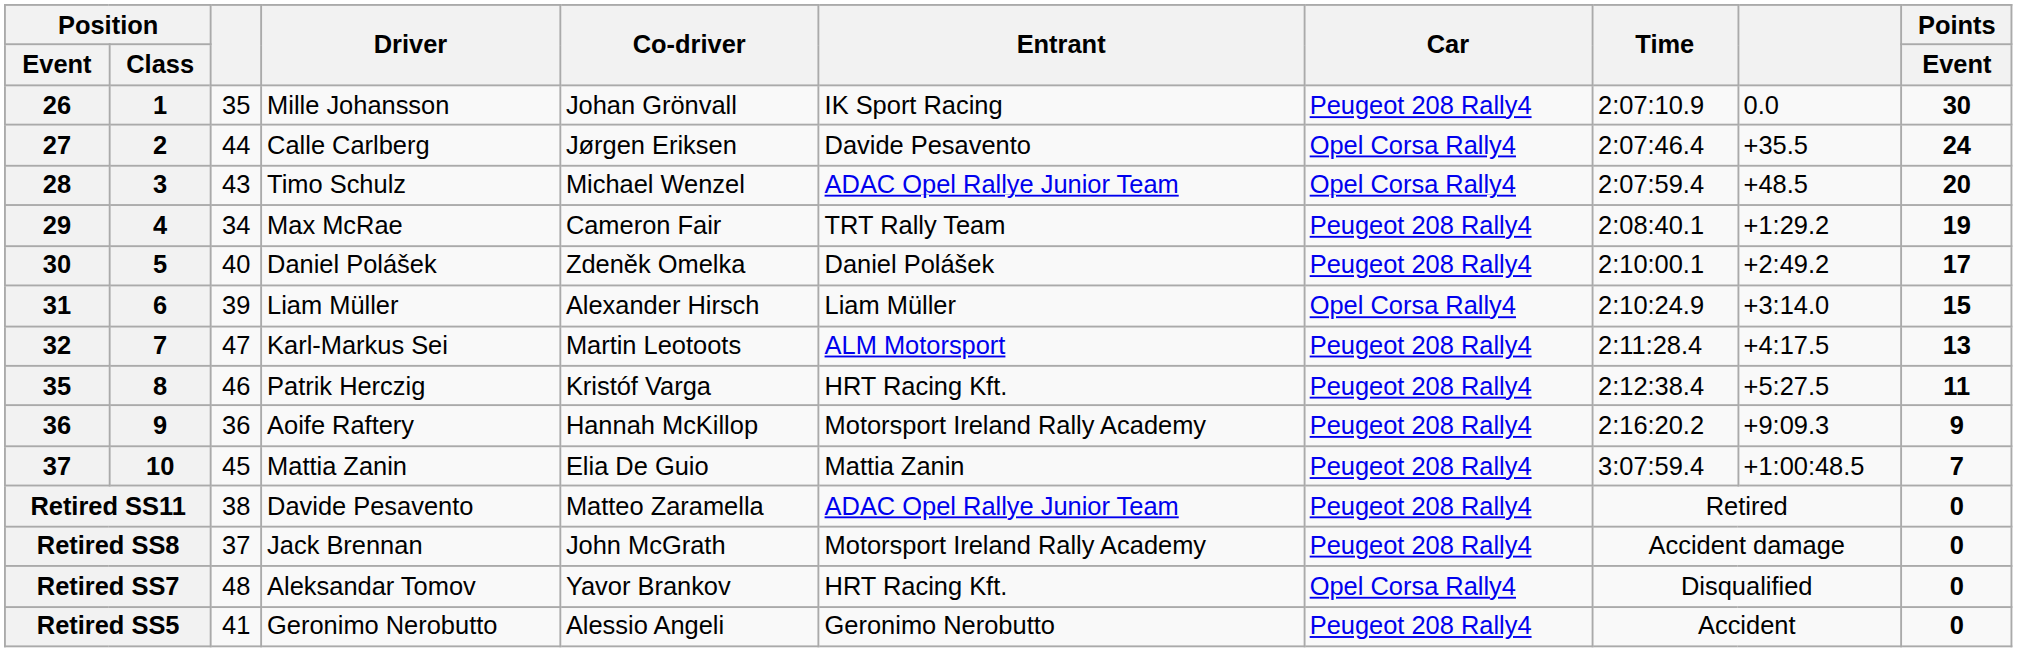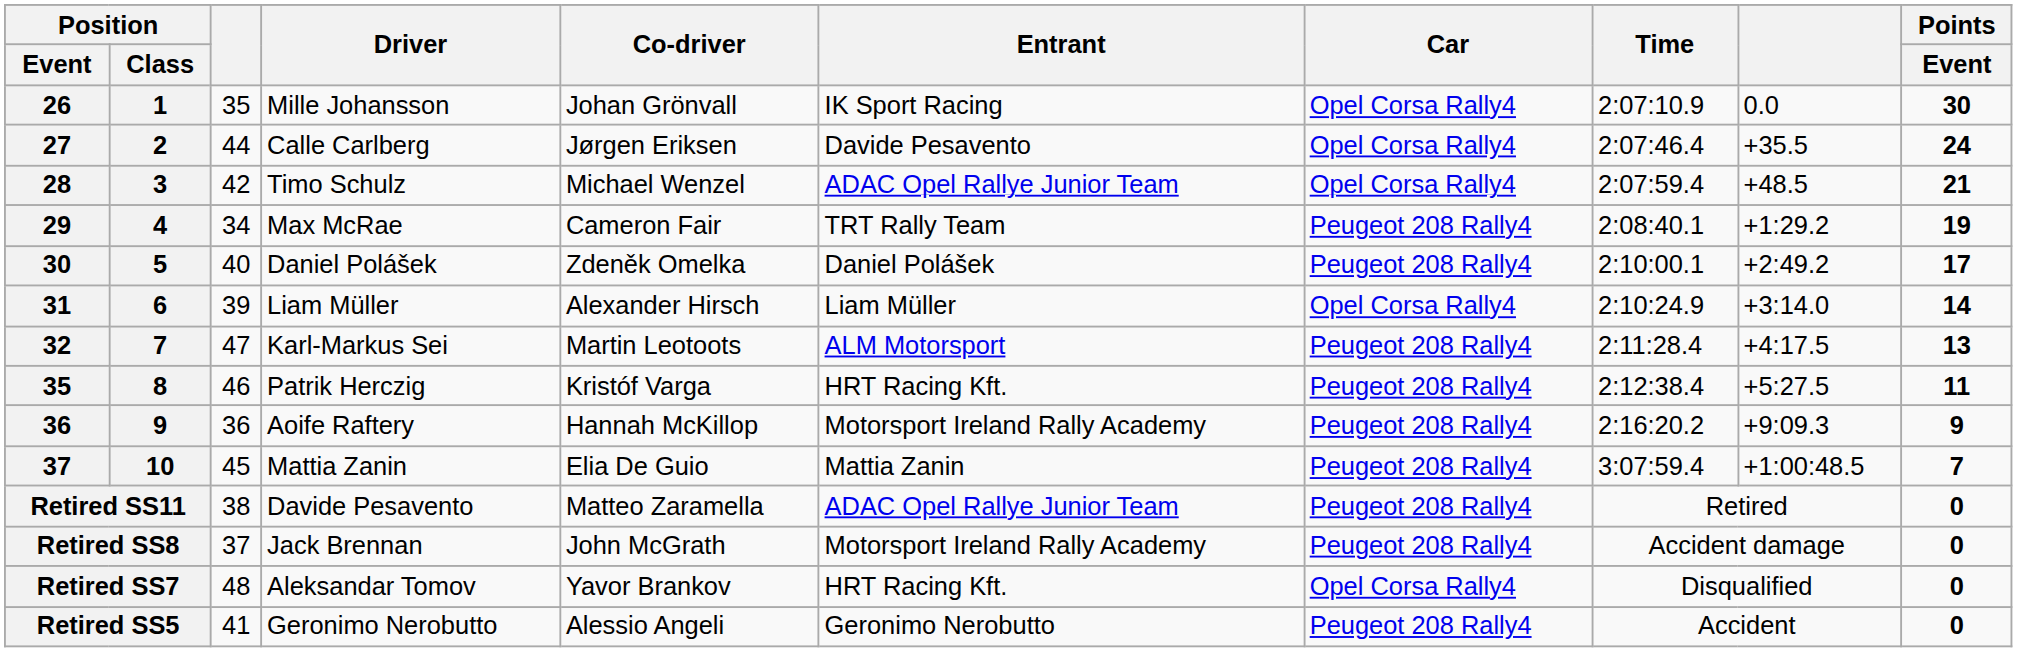(1421, 105) Peugeot 208 Rally4 -> (1413, 105) Opel Corsa Rally4
(236, 185) 43 -> (236, 185) 42
(1957, 185) 20 -> (1957, 185) 21
(1957, 305) 15 -> (1957, 305) 14
